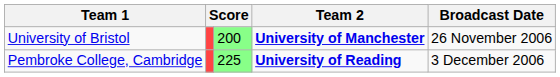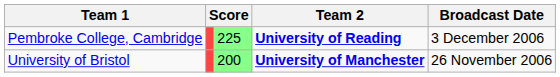rows swapped: (69, 38) <-> (105, 60)
